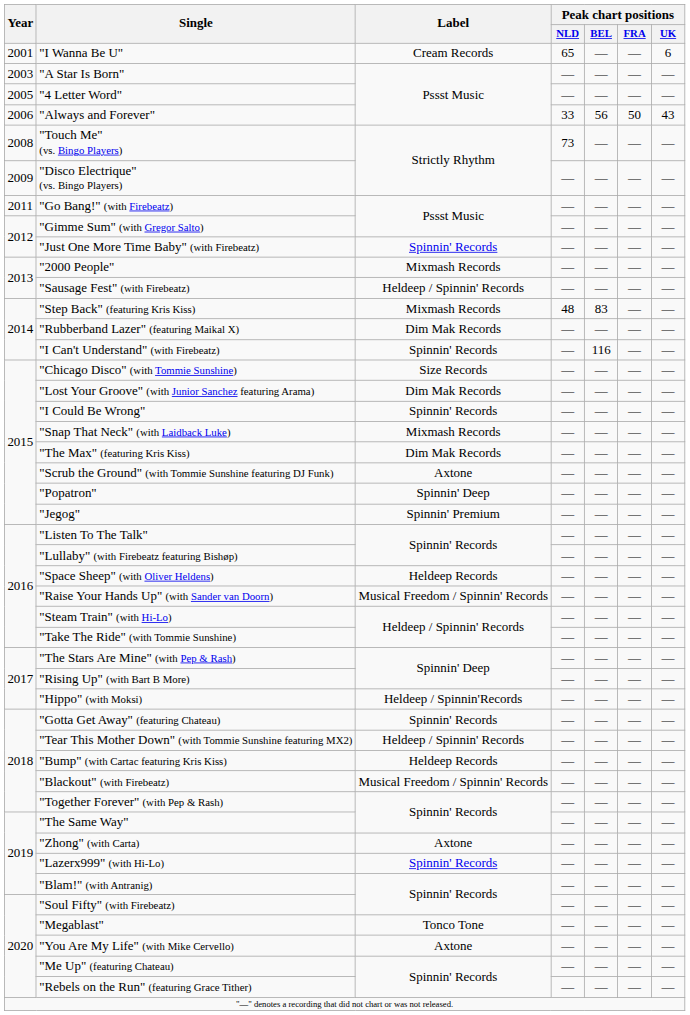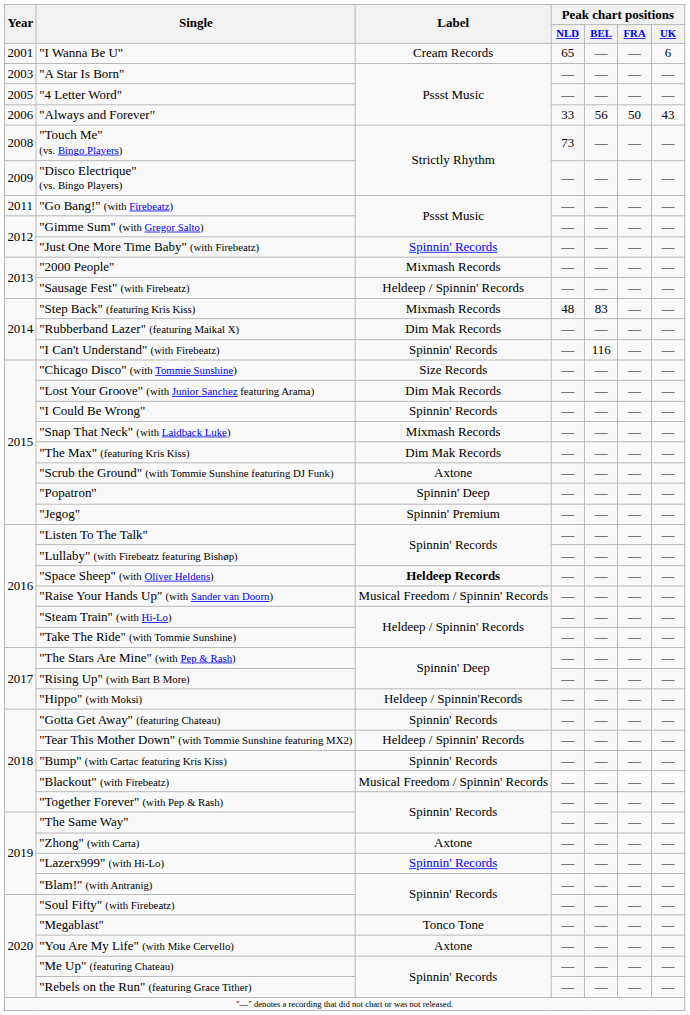(453, 575) normal -> (453, 575) bold
(453, 760) Heldeep Records -> (453, 760) Spinnin' Records
